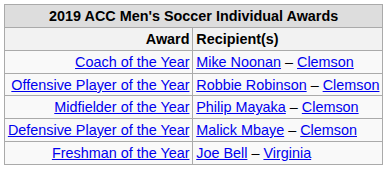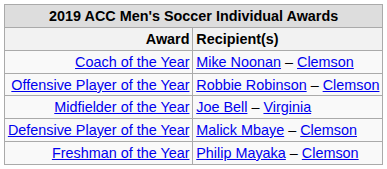(277, 107) Philip Mayaka – Clemson -> (254, 107) Joe Bell – Virginia
(254, 153) Joe Bell – Virginia -> (277, 153) Philip Mayaka – Clemson
